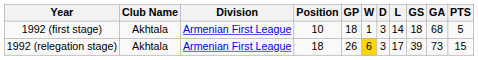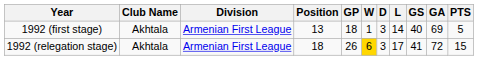(317, 30) 10 -> (317, 30) 13
(416, 30) 18 -> (416, 30) 40
(437, 30) 68 -> (437, 30) 69
(416, 47) 39 -> (416, 47) 41
(437, 47) 73 -> (437, 47) 72
